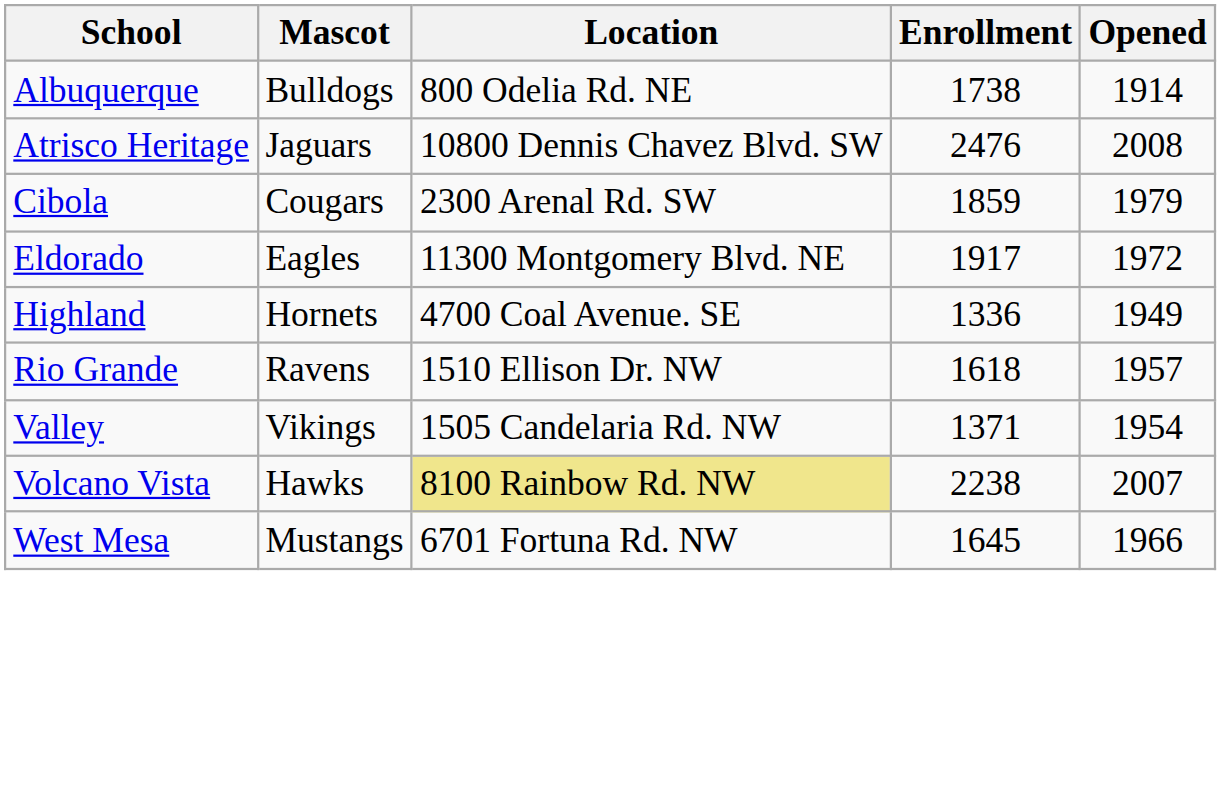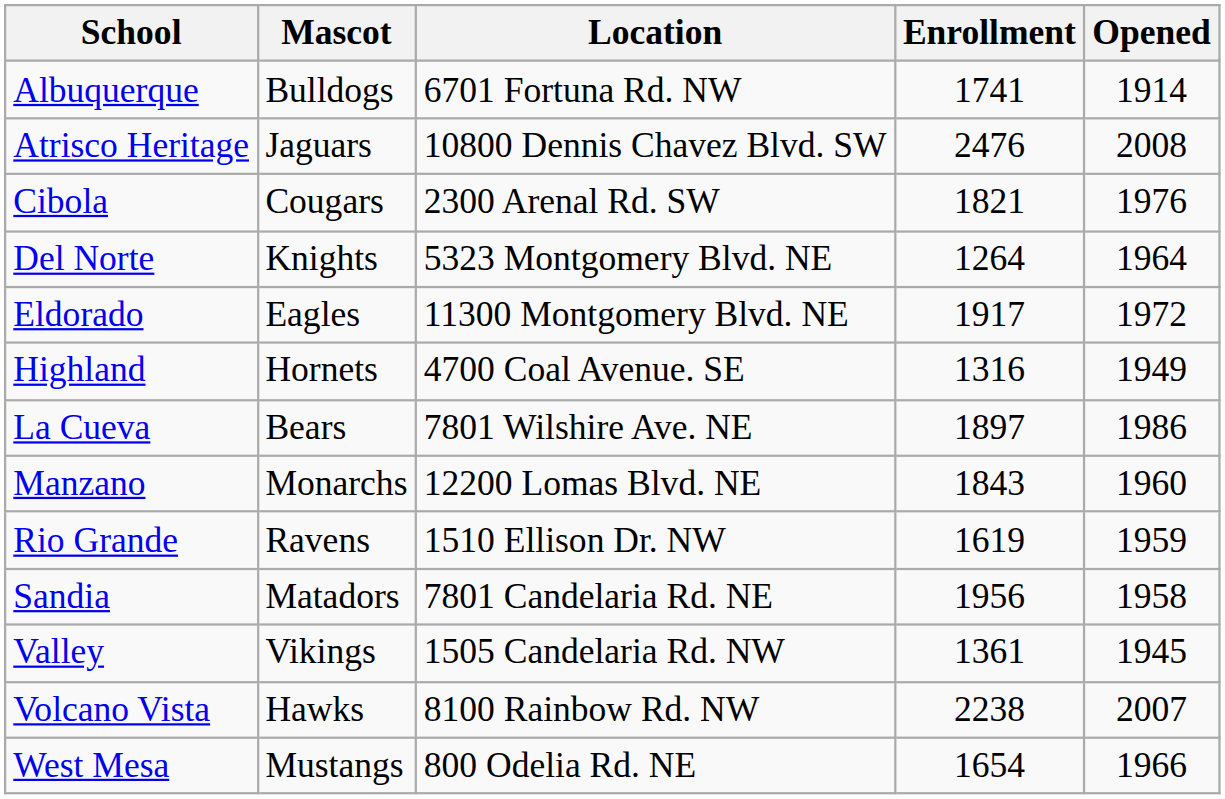(556, 88) 800 Odelia Rd. NE -> (583, 88) 6701 Fortuna Rd. NW
(986, 88) 1738 -> (989, 88) 1741
(986, 201) 1859 -> (989, 201) 1821
(1148, 201) 1979 -> (1151, 201) 1976
+ row: (84, 257)
(986, 314) 1336 -> (989, 370) 1316
+ row: (82, 426)
+ row: (79, 483)
(986, 370) 1618 -> (989, 539) 1619
(1148, 370) 1957 -> (1151, 539) 1959
+ row: (62, 595)
(986, 426) 1371 -> (989, 652) 1361
(1148, 426) 1954 -> (1151, 652) 1945
(588, 483) khaki background -> (592, 708) no background
(579, 539) 6701 Fortuna Rd. NW -> (560, 764) 800 Odelia Rd. NE
(986, 539) 1645 -> (989, 764) 1654
